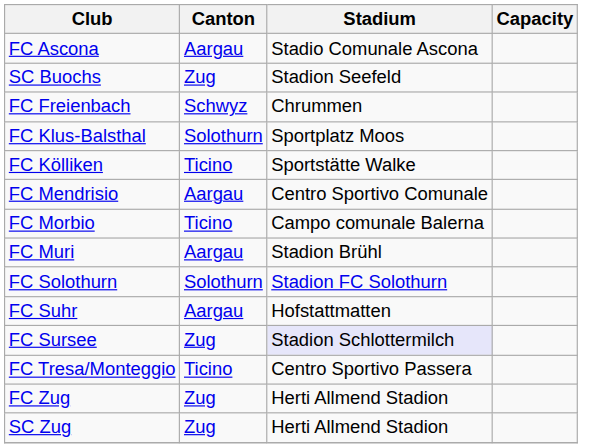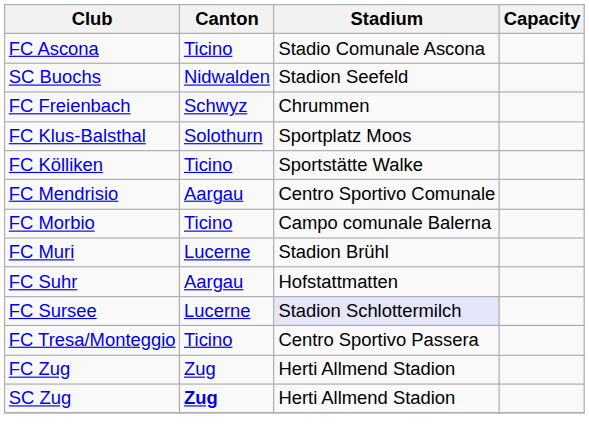(214, 48) Aargau -> (208, 48) Ticino
(200, 77) Zug -> (227, 77) Nidwalden
(214, 252) Aargau -> (217, 252) Lucerne
- row: (63, 281)
(200, 340) Zug -> (217, 310) Lucerne
(200, 427) normal -> (201, 398) bold
